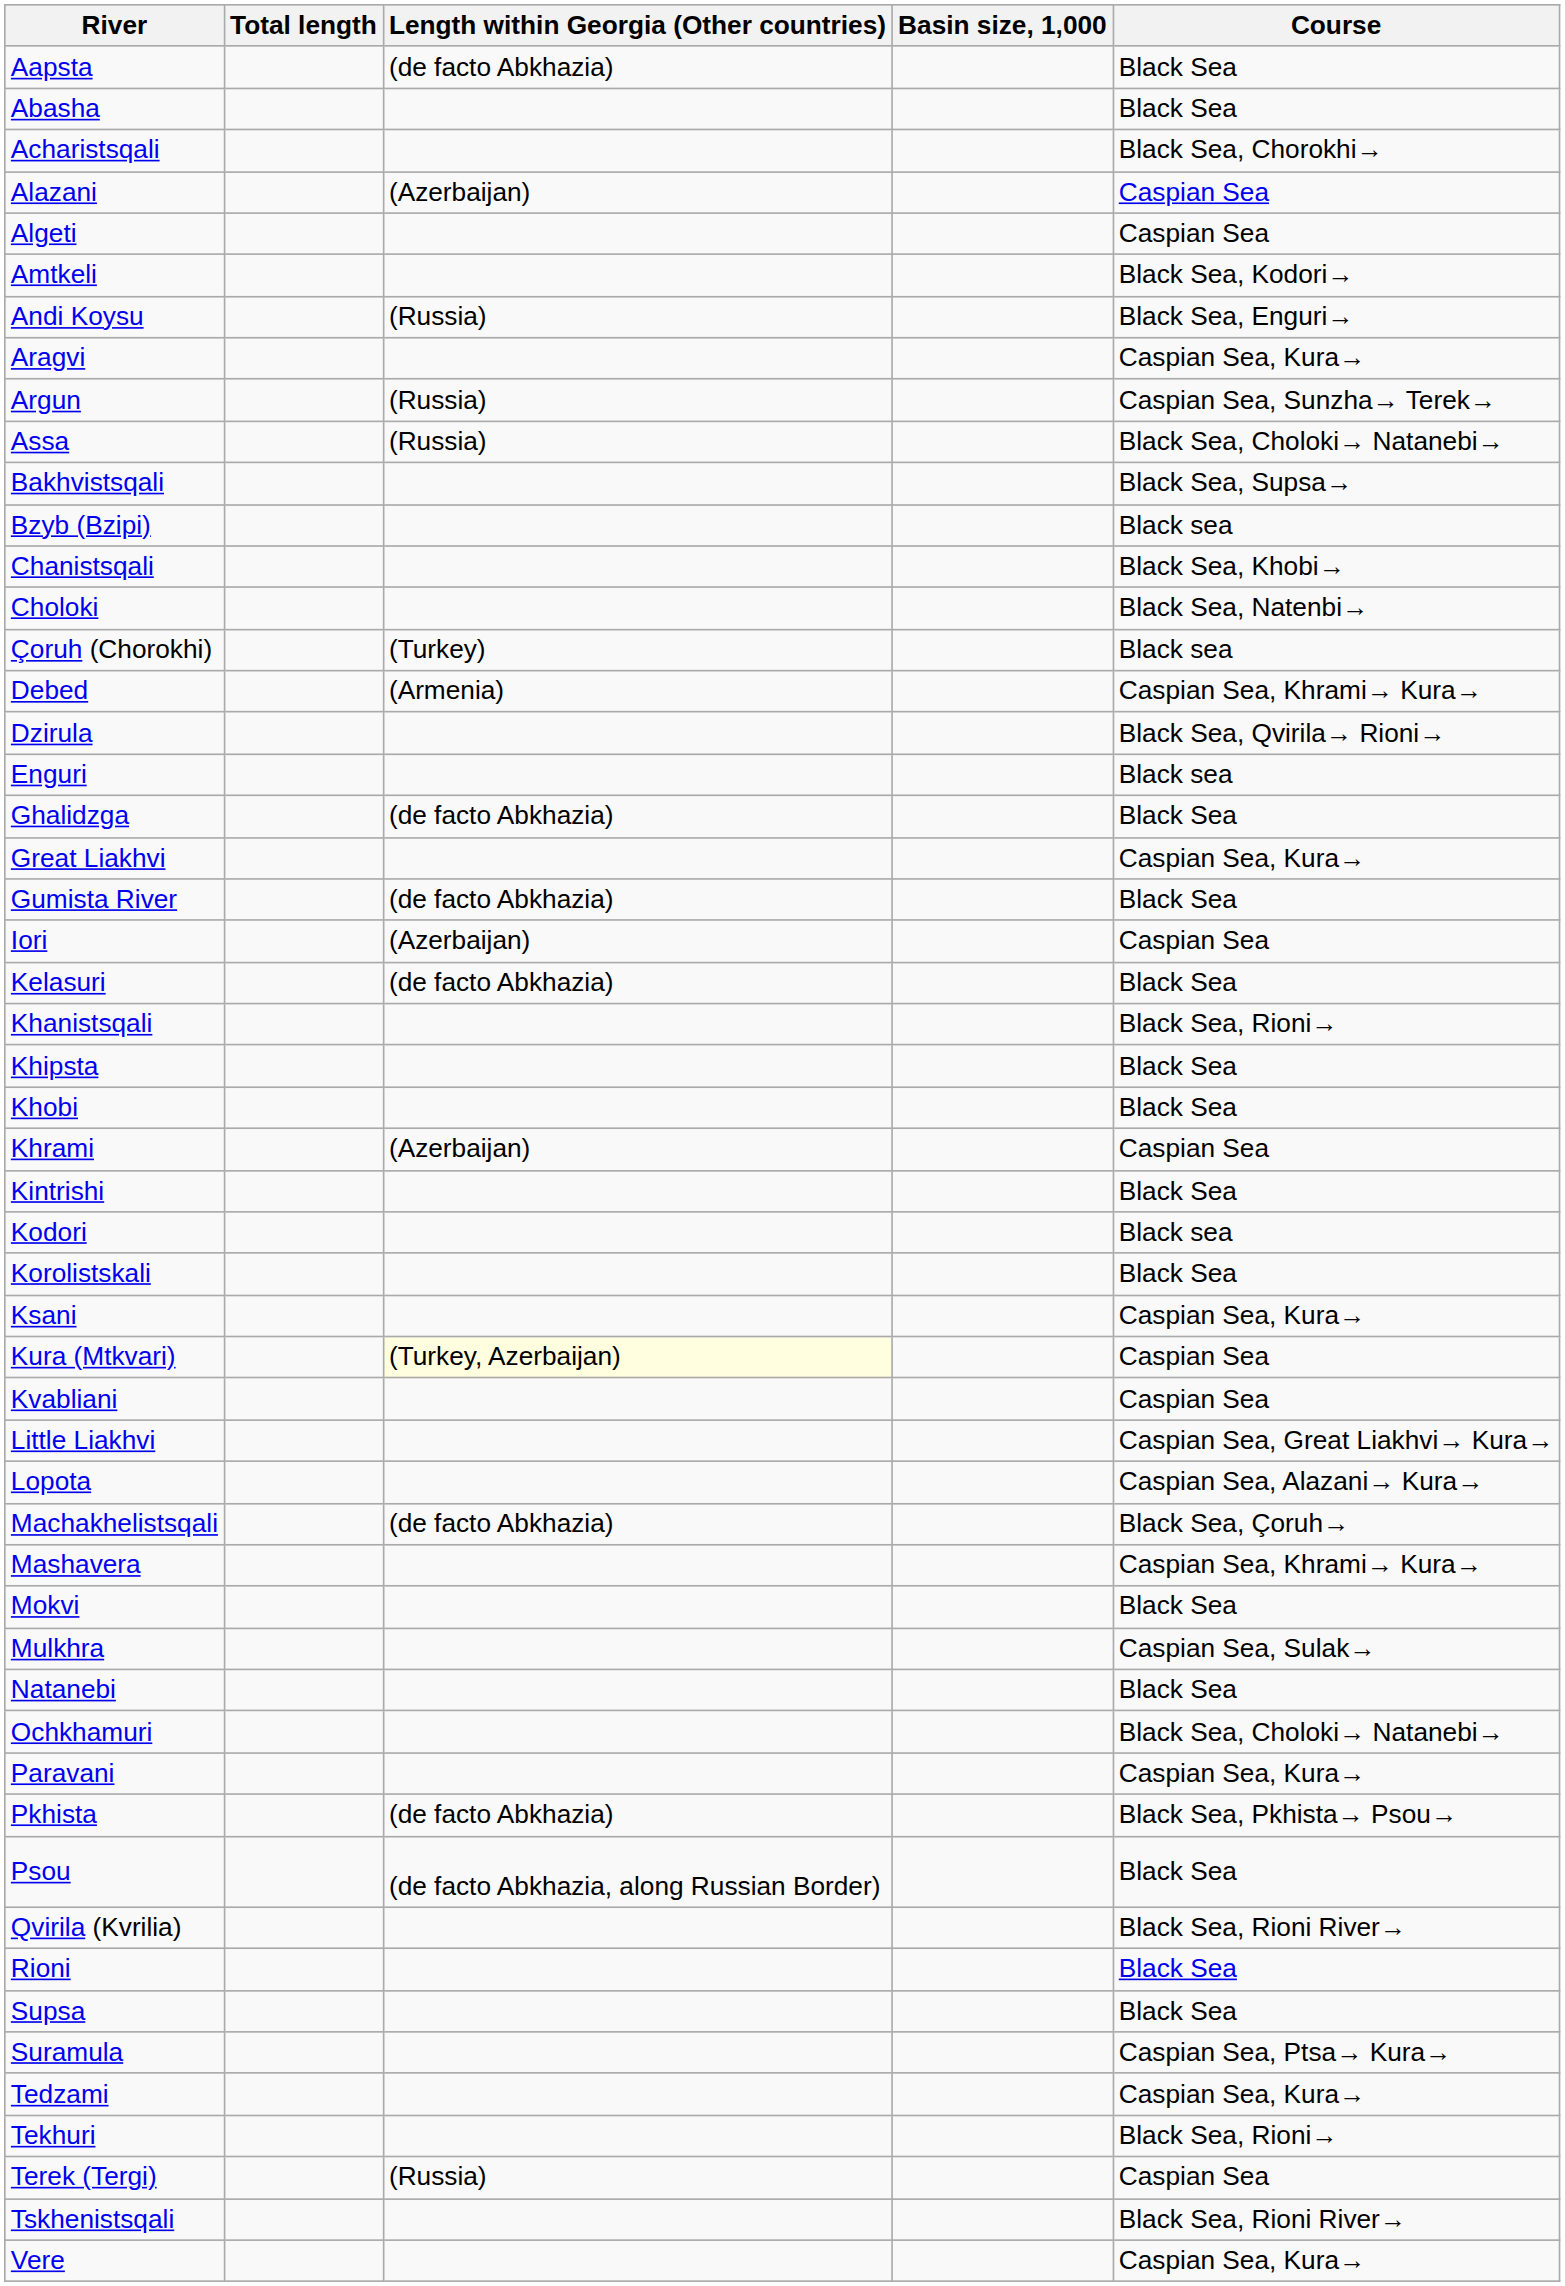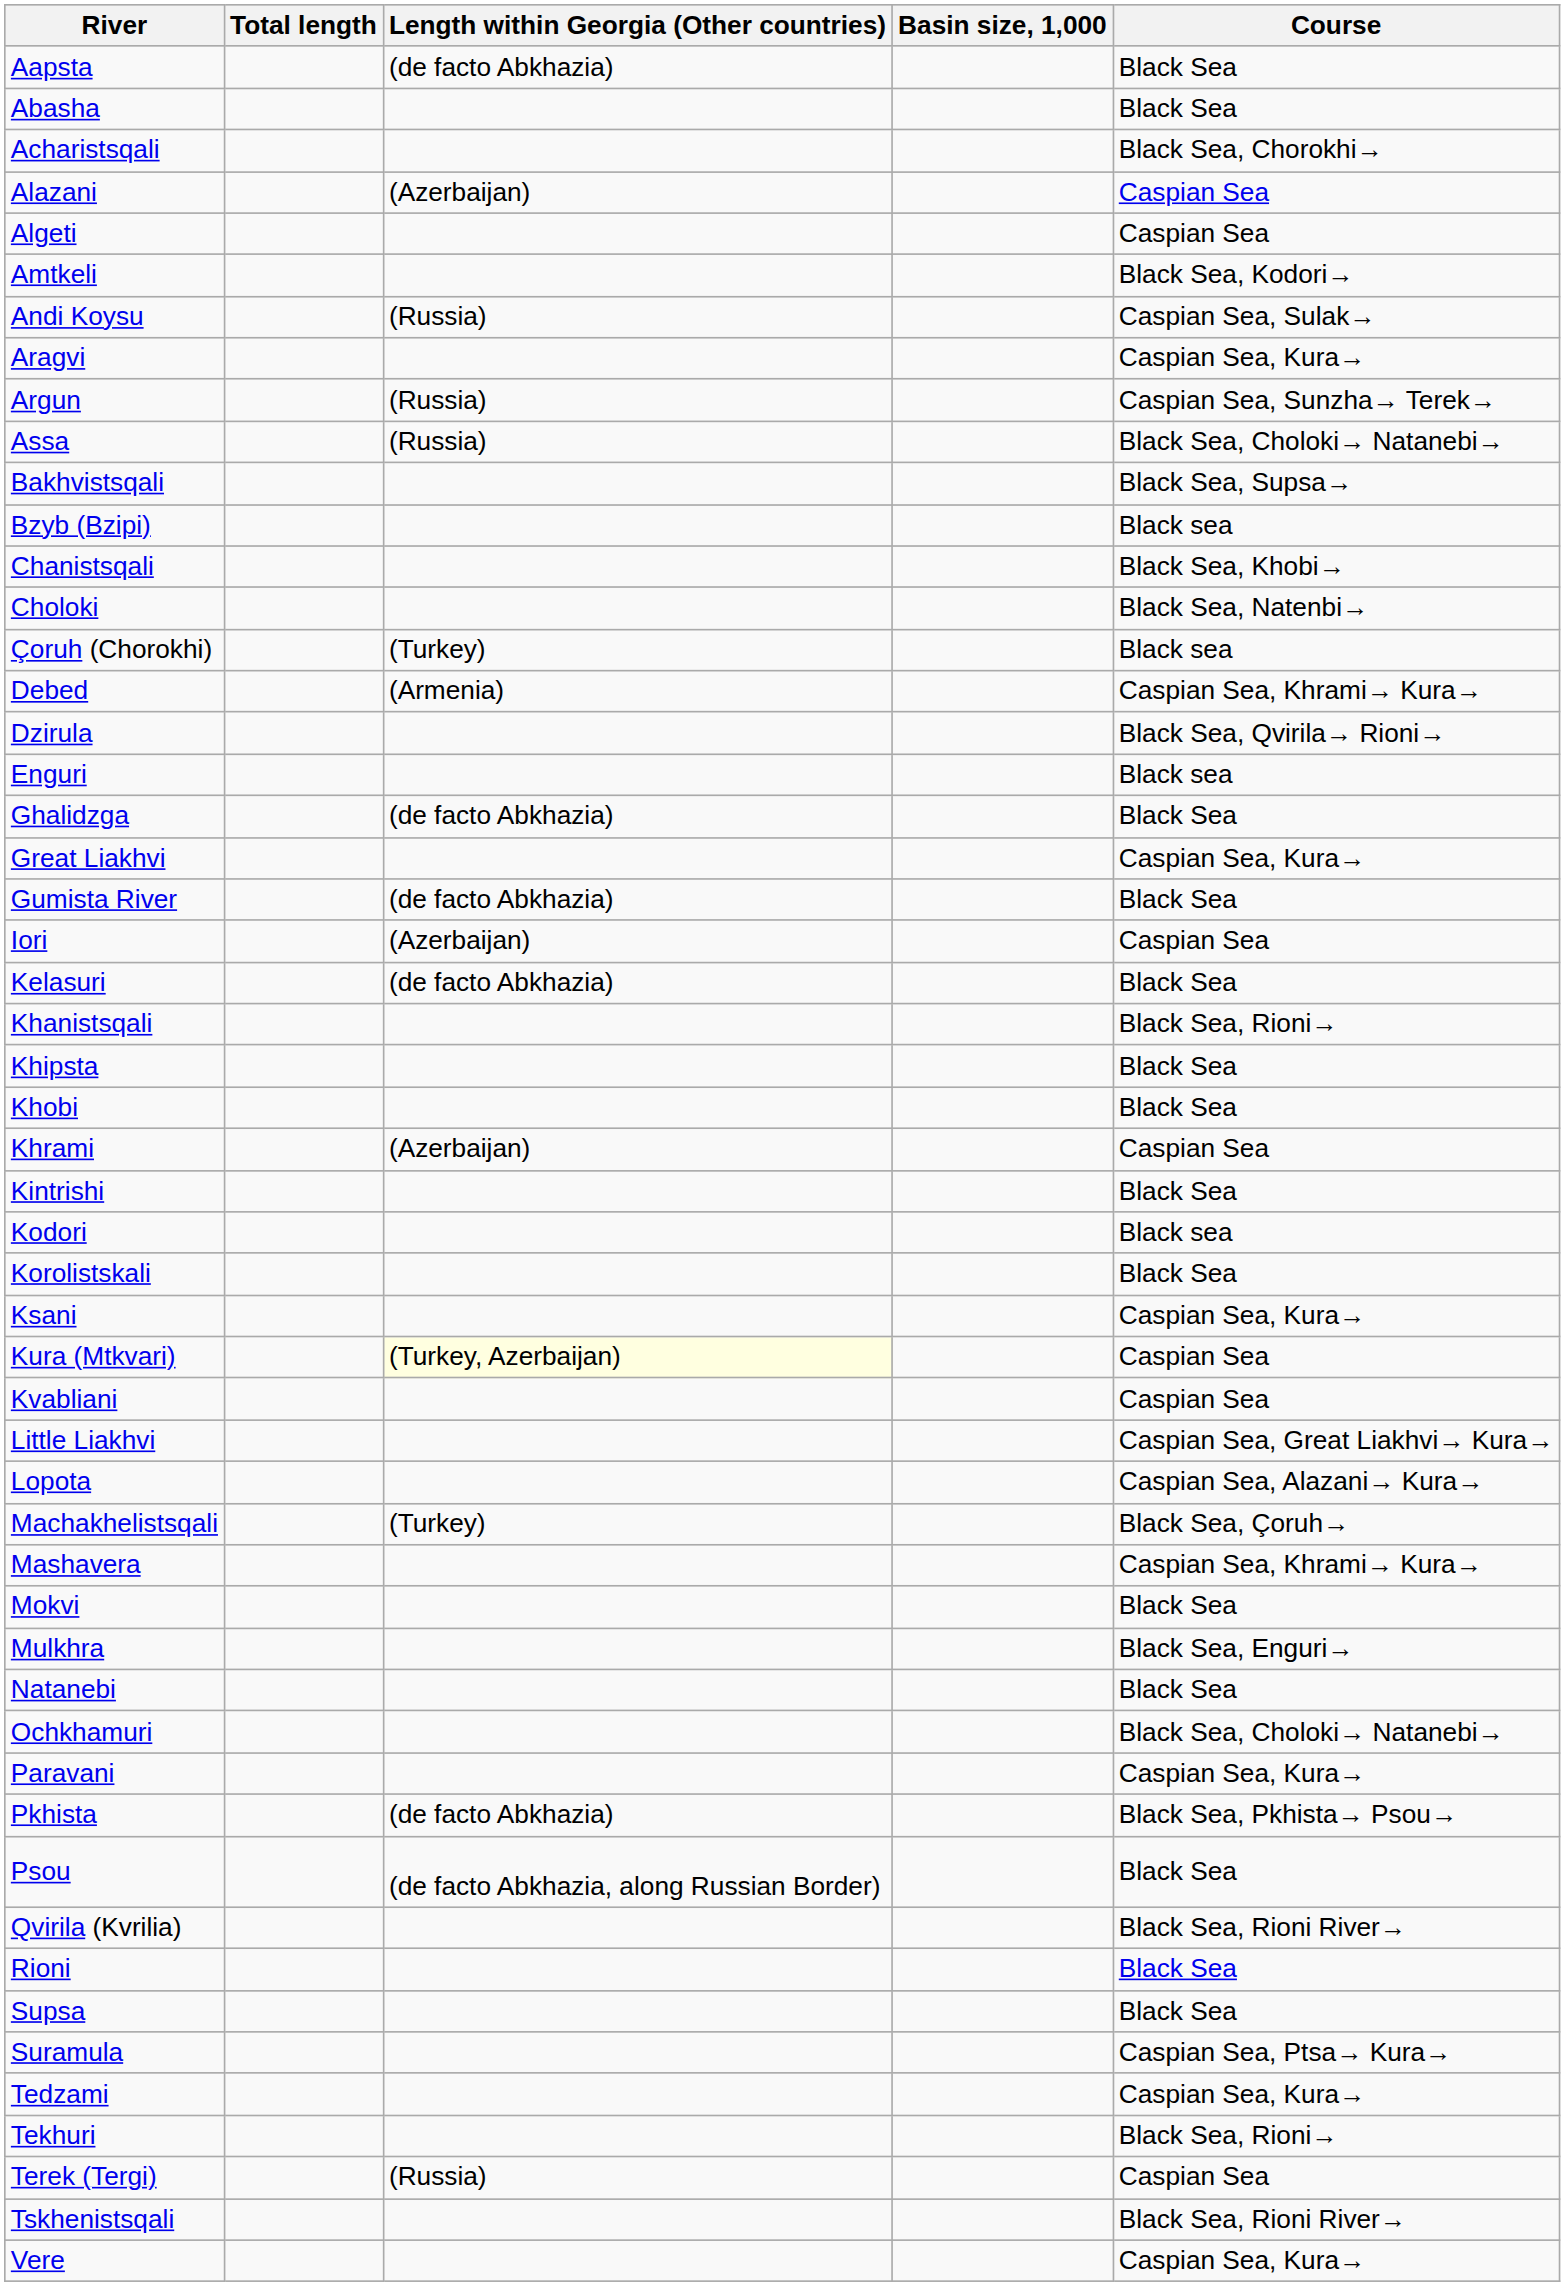(1236, 316) Black Sea, Enguri→ -> (1247, 316) Caspian Sea, Sulak→
(501, 1523) (de facto Abkhazia) -> (437, 1523) (Turkey)
(1247, 1648) Caspian Sea, Sulak→ -> (1236, 1648) Black Sea, Enguri→
